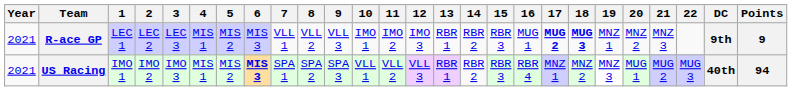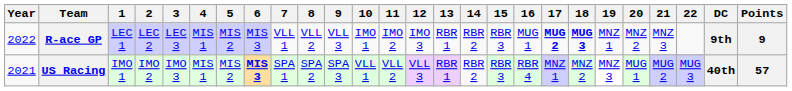(22, 39) 2021 -> (22, 39) 2022
(762, 70) 94 -> (762, 70) 57
